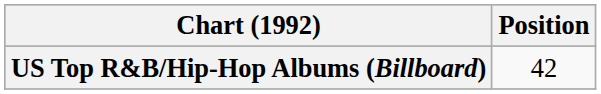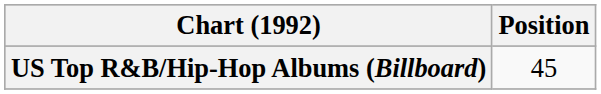(544, 67) 42 -> (544, 67) 45
